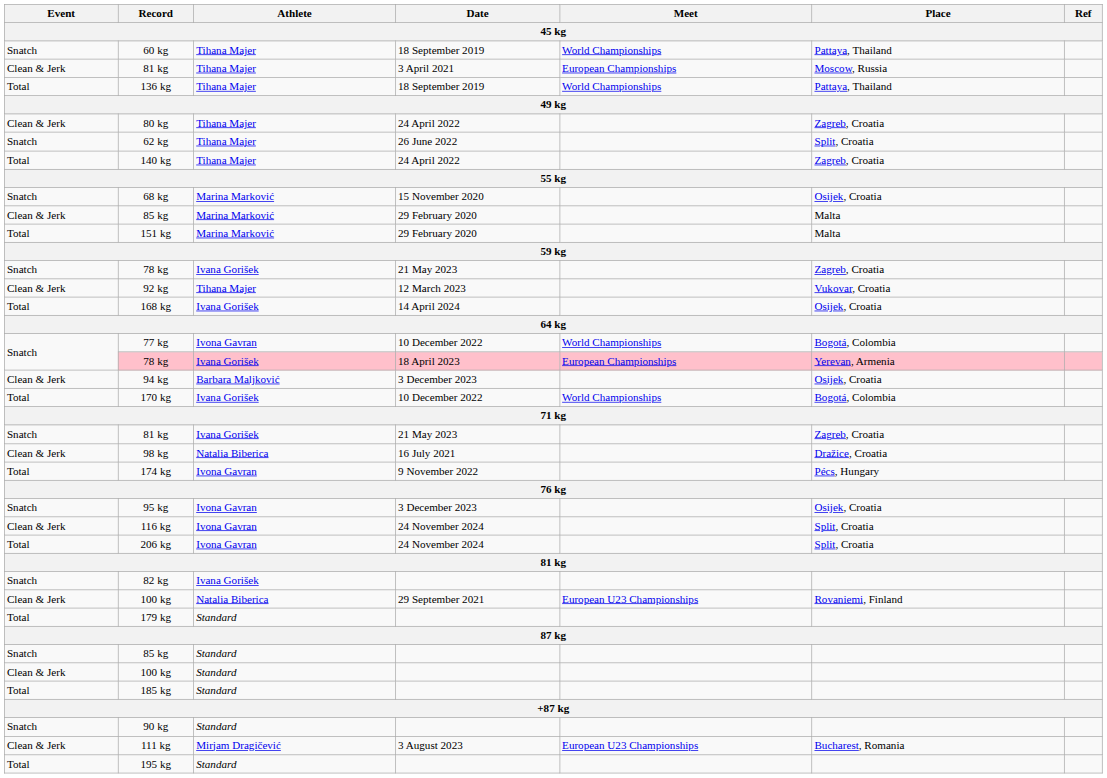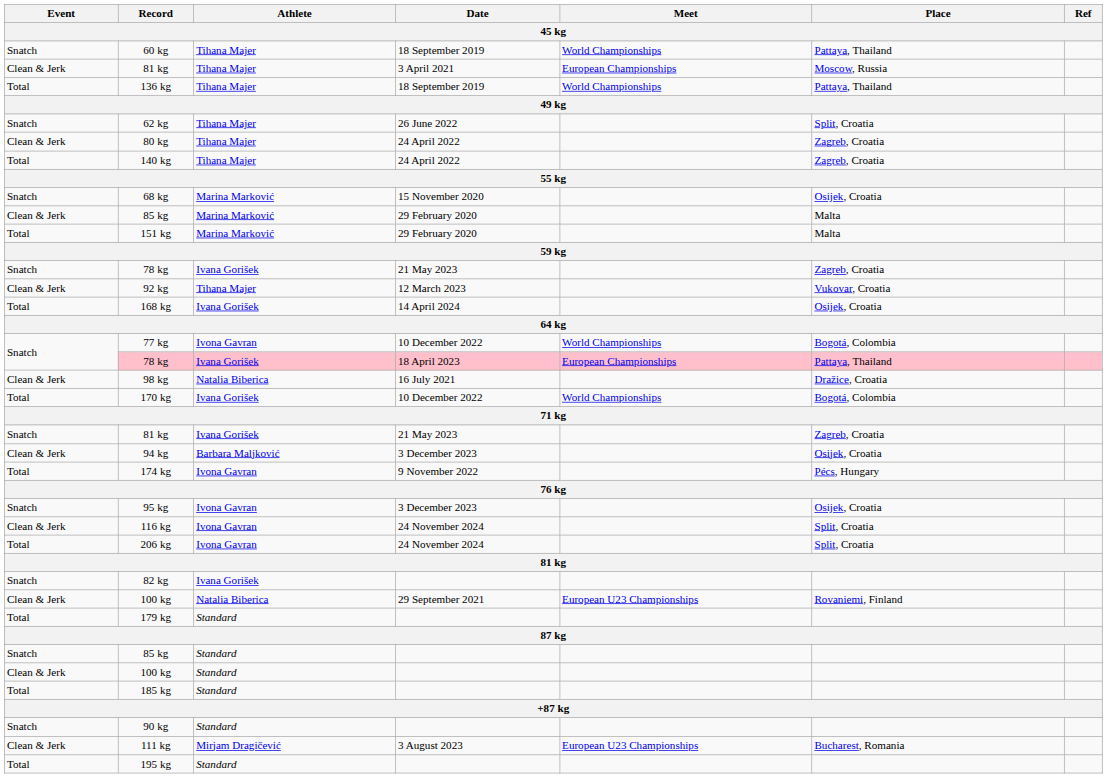rows swapped: (156, 141) <-> (156, 123)
(855, 361) Yerevan, Armenia -> (853, 361) Pattaya, Thailand
rows swapped: (156, 379) <-> (156, 452)
